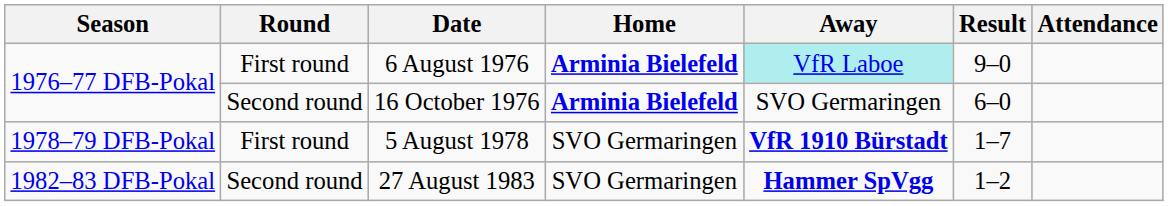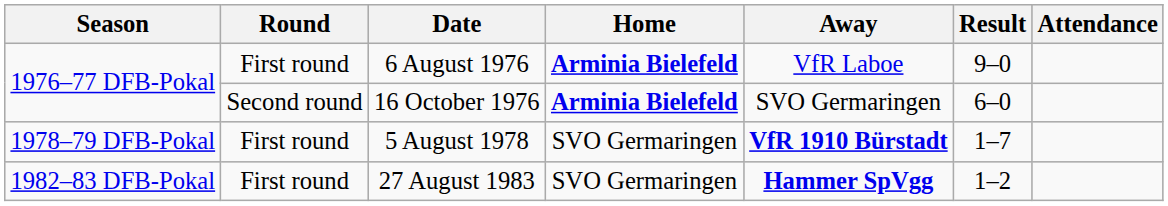(848, 63) paleturquoise background -> (848, 63) no background
(295, 180) Second round -> (295, 180) First round
